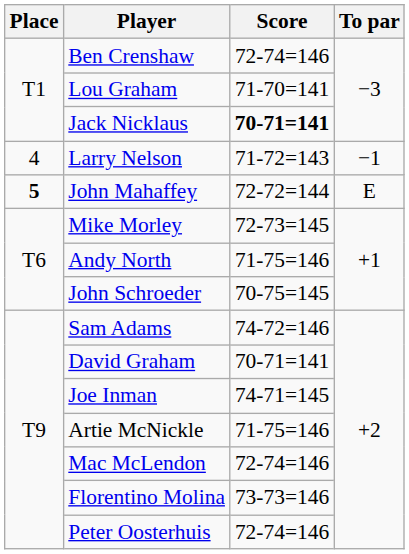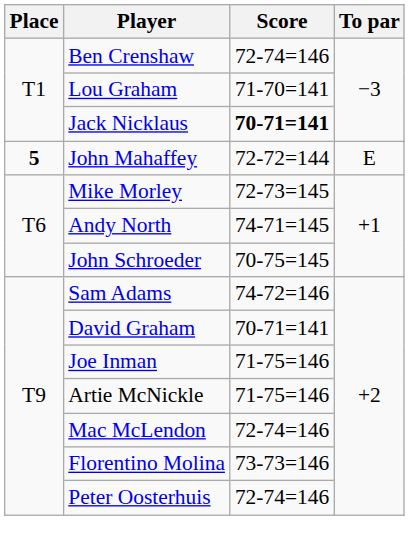- row: (125, 157)
(282, 259) 71-75=146 -> (282, 225) 74-71=145
(282, 395) 74-71=145 -> (282, 361) 71-75=146
